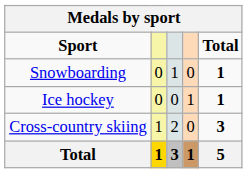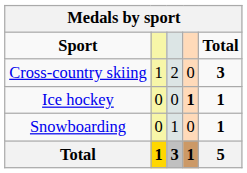rows swapped: (78, 127) <-> (78, 72)
(191, 99) normal -> (191, 99) bold
